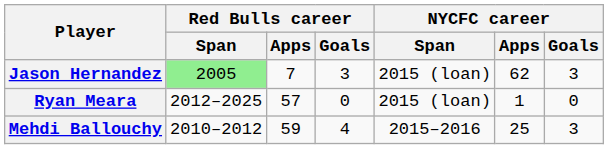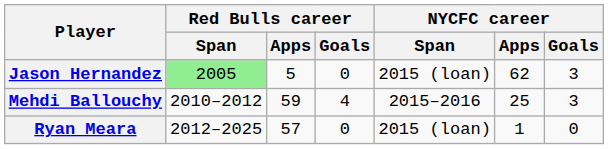(291, 74) 7 -> (291, 74) 5
(345, 74) 3 -> (345, 74) 0
rows swapped: (85, 130) <-> (85, 102)
